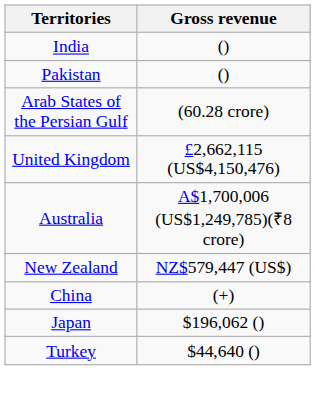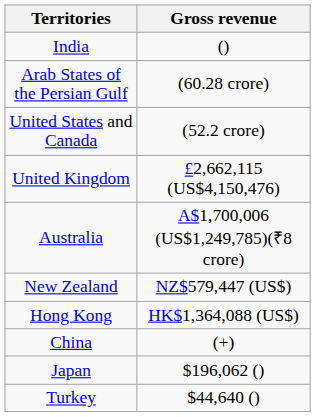- row: (71, 74)
+ row: (71, 131)
+ row: (71, 314)
